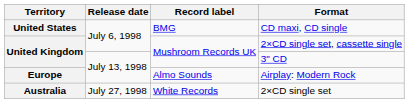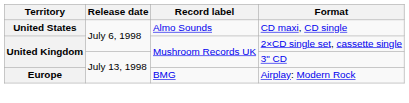(164, 28) BMG -> (183, 28) Almo Sounds
(183, 75) Almo Sounds -> (164, 75) BMG
- row: (296, 91)
